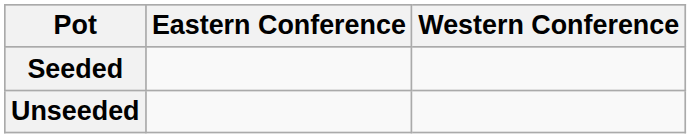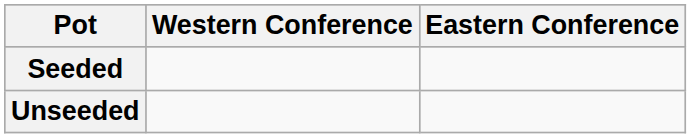columns swapped: (279, 25) <-> (549, 25)
